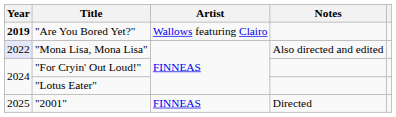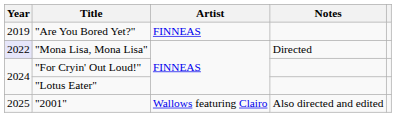(18, 31) bold -> (18, 31) normal
(210, 31) Wallows featuring Clairo -> (177, 31) FINNEAS
(328, 49) Also directed and edited -> (292, 49) Directed
(177, 103) FINNEAS -> (210, 103) Wallows featuring Clairo
(292, 103) Directed -> (328, 103) Also directed and edited
